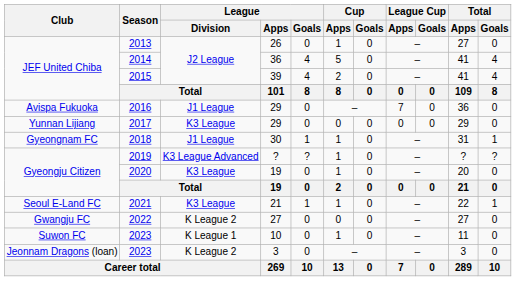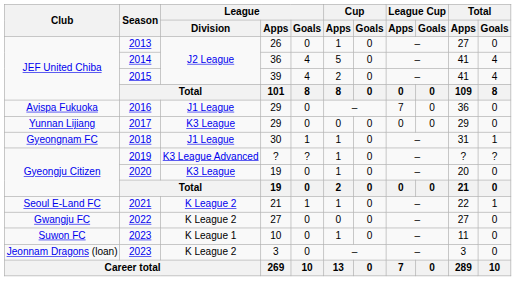(211, 204) K3 League -> (211, 204) K League 2
